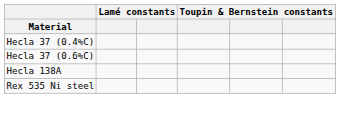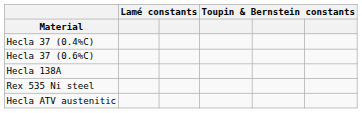+ row: (61, 101)
